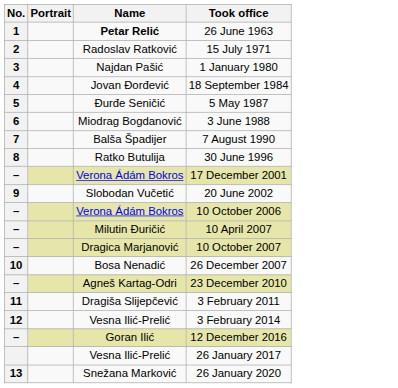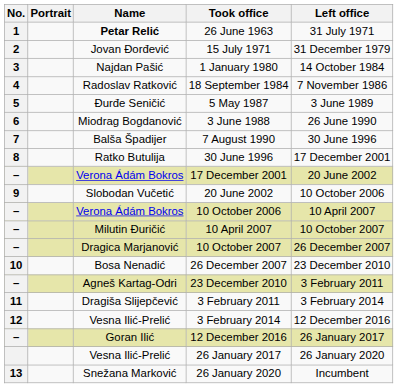+ column: (342, 13)
(130, 49) Radoslav Ratković -> (130, 49) Jovan Đorđević
(130, 85) Jovan Đorđević -> (130, 85) Radoslav Ratković
